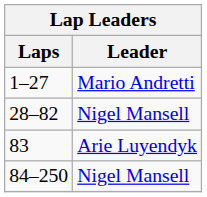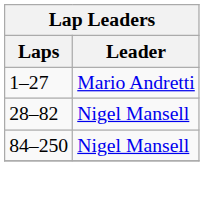- row: (19, 144)
